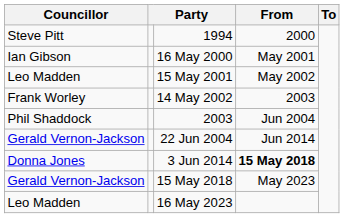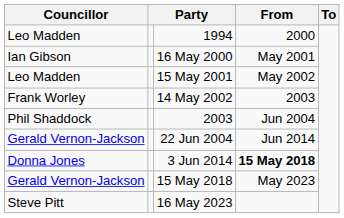(36, 35) Steve Pitt -> (44, 35) Leo Madden
(44, 202) Leo Madden -> (36, 202) Steve Pitt
